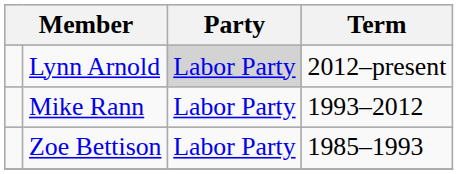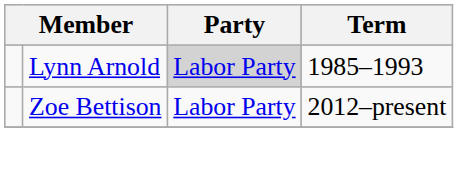(377, 65) 2012–present -> (365, 65) 1985–1993
- row: (87, 106)
(365, 147) 1985–1993 -> (377, 106) 2012–present
